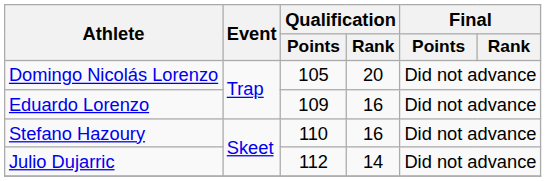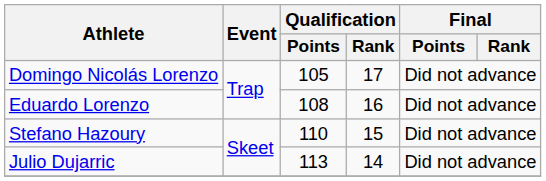(373, 76) 20 -> (373, 76) 17
(313, 105) 109 -> (313, 105) 108
(373, 133) 16 -> (373, 133) 15
(313, 162) 112 -> (313, 162) 113
